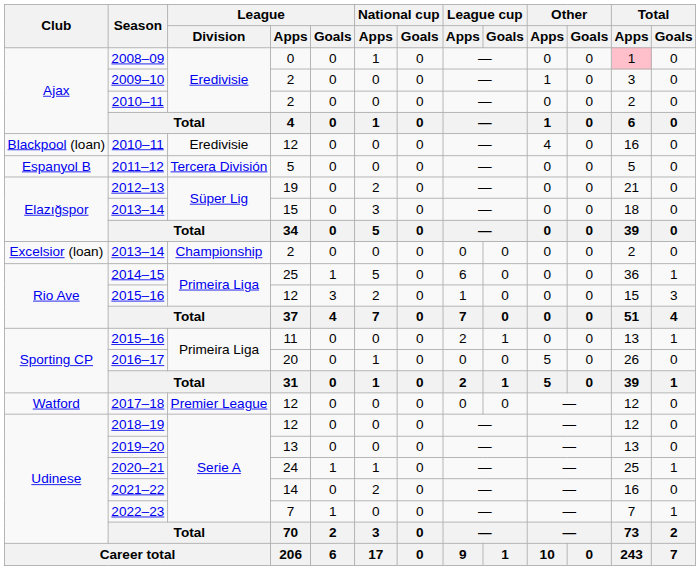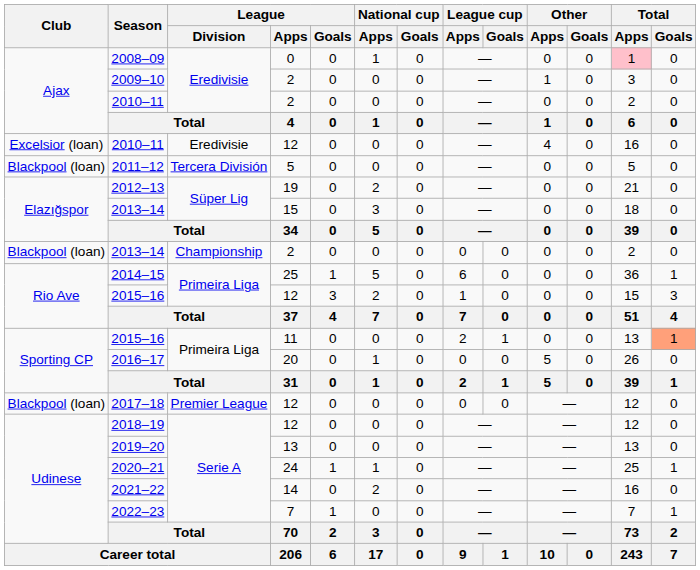(56, 144) Blackpool (loan) -> (56, 144) Excelsior (loan)
(56, 166) Espanyol B -> (56, 166) Blackpool (loan)
(56, 252) Excelsior (loan) -> (56, 252) Blackpool (loan)
(674, 338) no background -> (674, 338) lightsalmon background
(56, 403) Watford -> (56, 403) Blackpool (loan)
